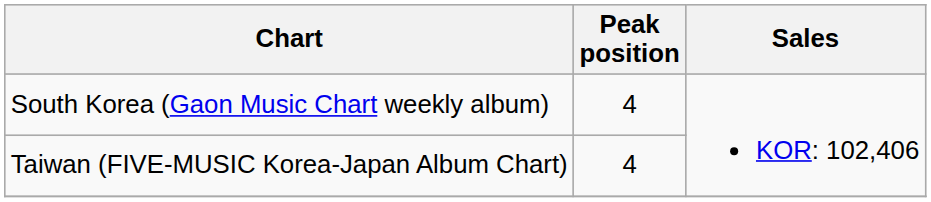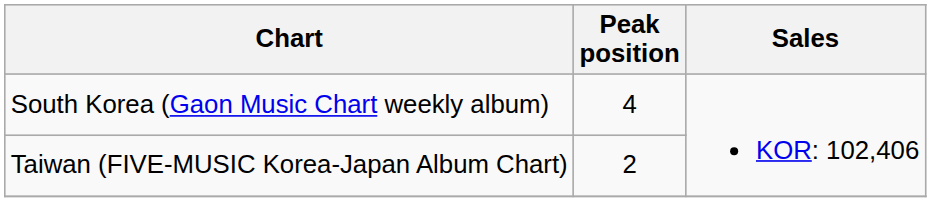(630, 165) 4 -> (630, 165) 2
